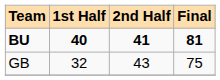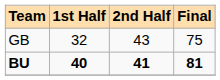rows swapped: (19, 63) <-> (19, 40)
